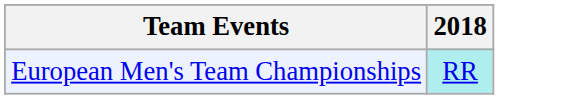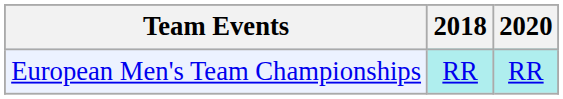+ column: (526, 26)
